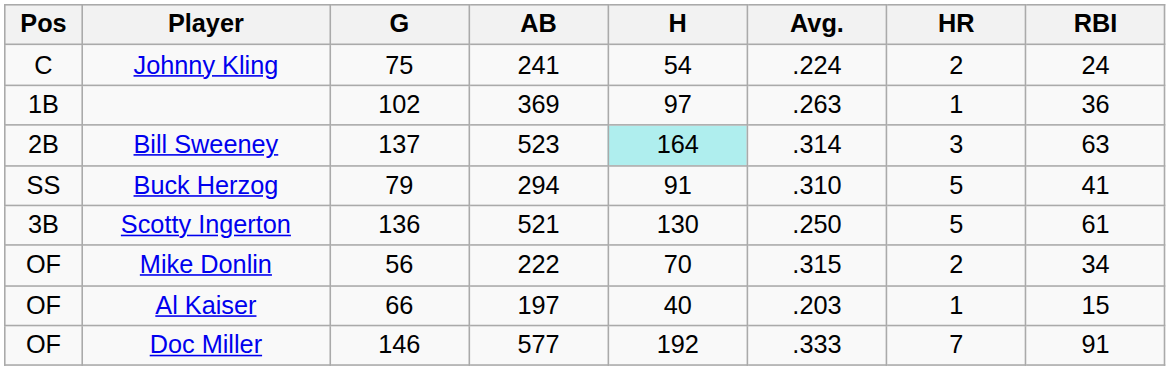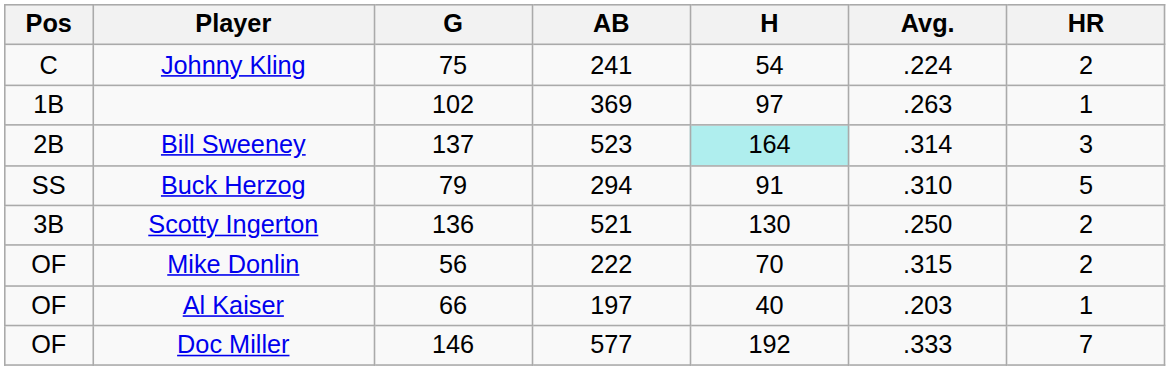- column: (1095, 24)
(956, 225) 5 -> (1086, 225) 2
